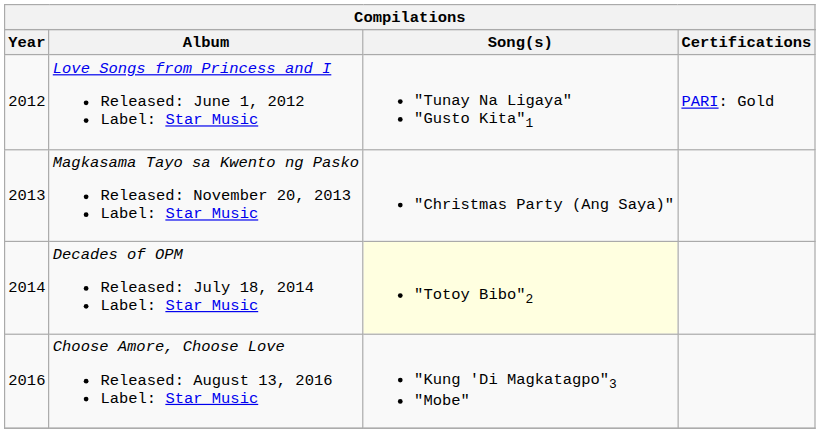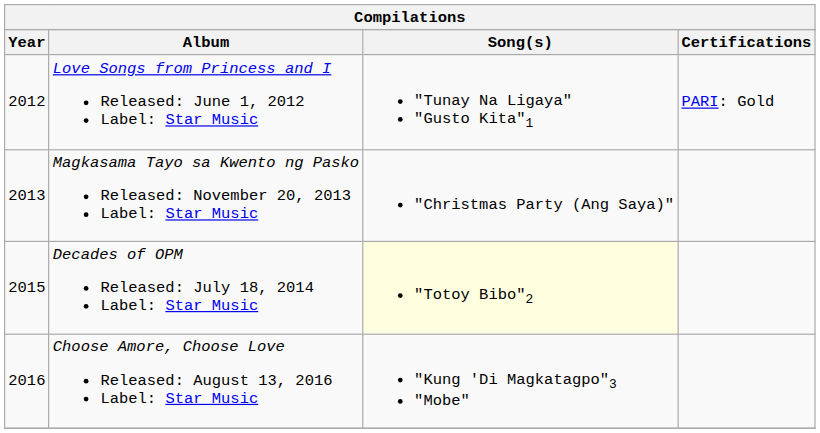(27, 288) 2014 -> (27, 288) 2015
